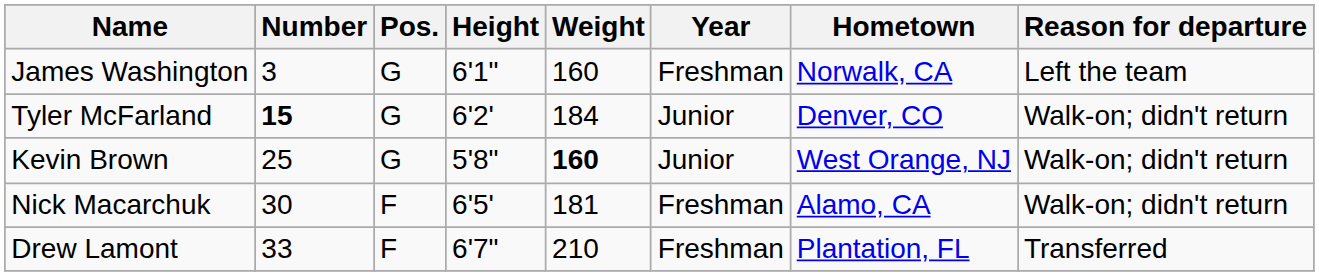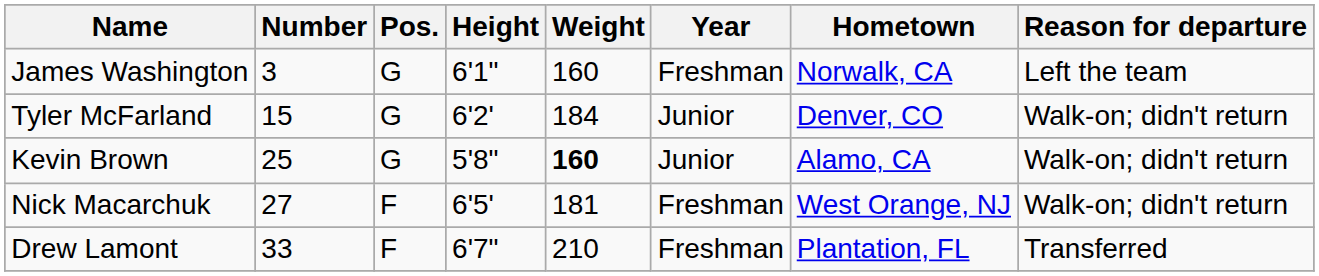(277, 115) bold -> (277, 115) normal
(904, 159) West Orange, NJ -> (864, 159) Alamo, CA
(277, 204) 30 -> (277, 204) 27
(864, 204) Alamo, CA -> (904, 204) West Orange, NJ
